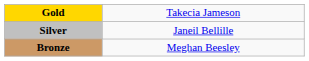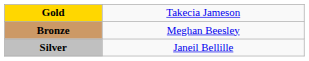rows swapped: (53, 30) <-> (53, 47)
